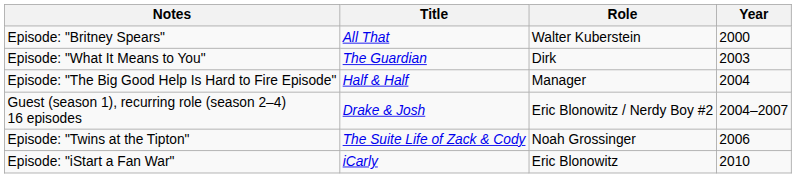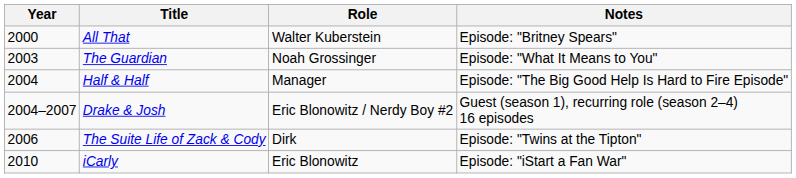columns swapped: (754, 15) <-> (172, 15)
(544, 59) Dirk -> (324, 59) Noah Grossinger
(584, 140) Noah Grossinger -> (284, 140) Dirk
